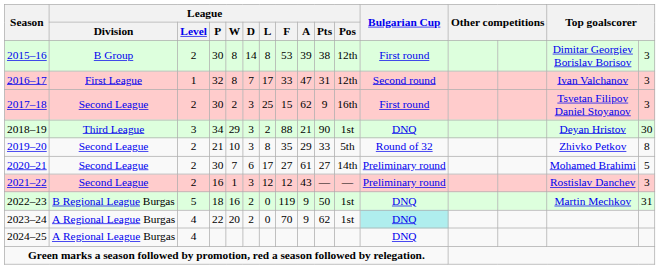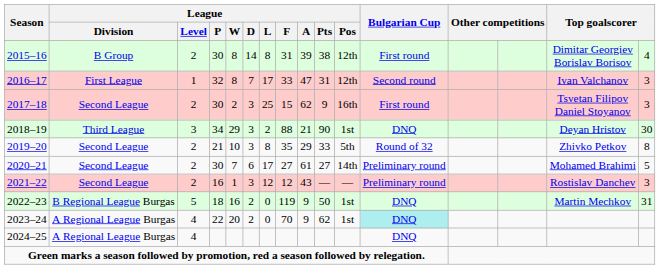(287, 55) 53 -> (287, 55) 31
(647, 55) 3 -> (647, 55) 4
